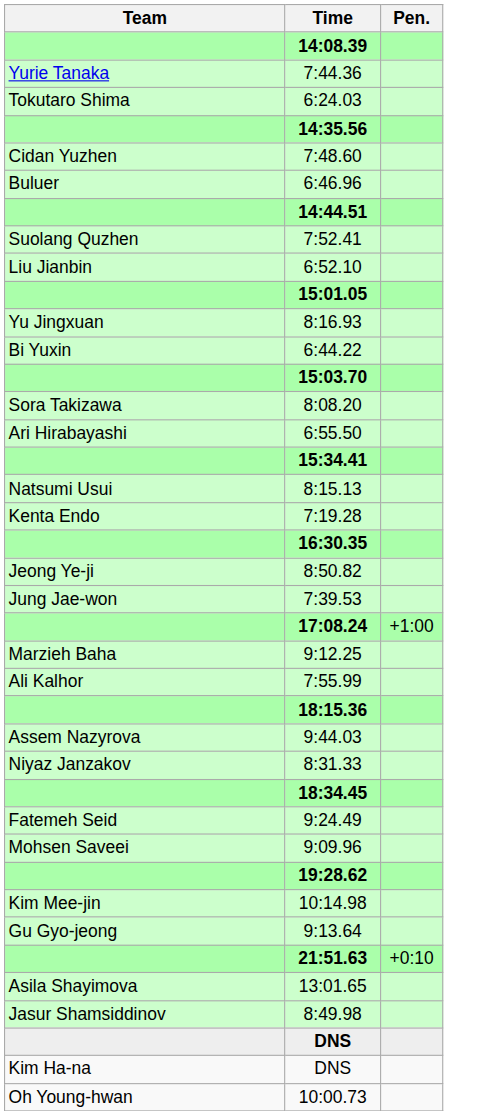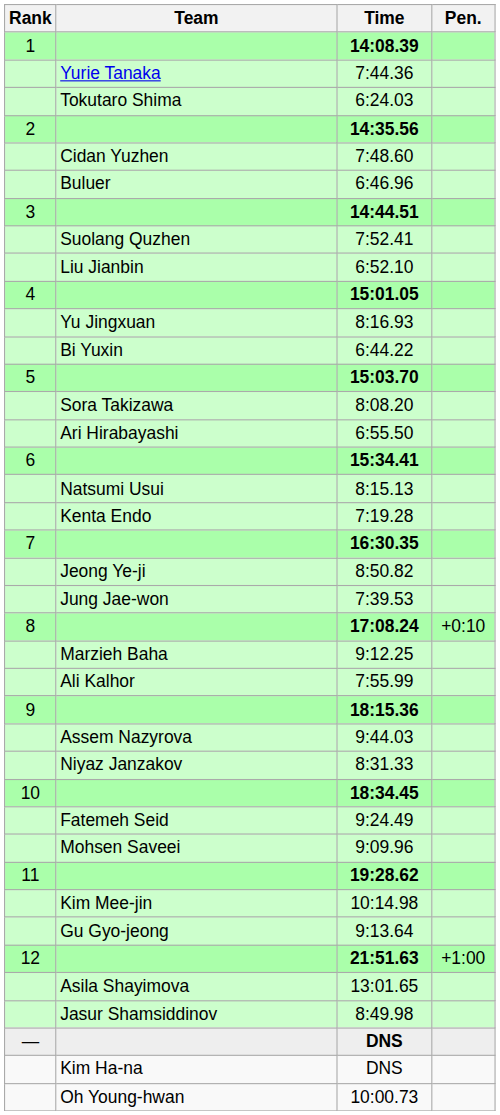+ column: (30, 18)
(412, 626) +1:00 -> (463, 626) +0:10
(412, 958) +0:10 -> (463, 958) +1:00
